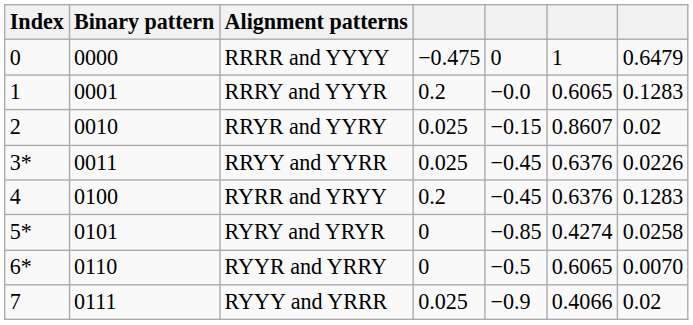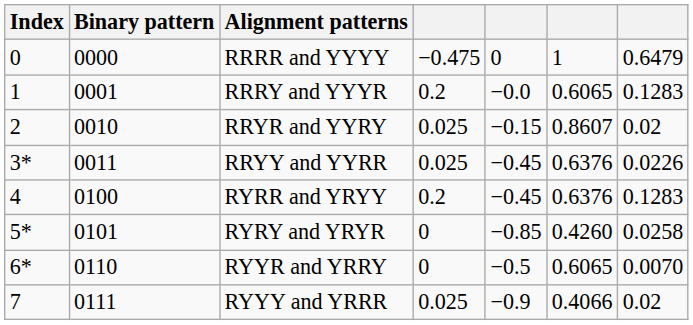(582, 232) 0.4274 -> (582, 232) 0.4260
